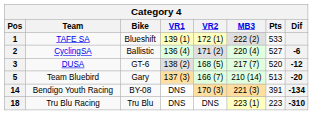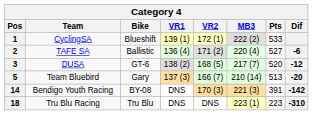(73, 38) TAFE SA -> (73, 38) CyclingSA
(73, 51) CyclingSA -> (73, 51) TAFE SA
(297, 90) -134 -> (297, 90) -142
